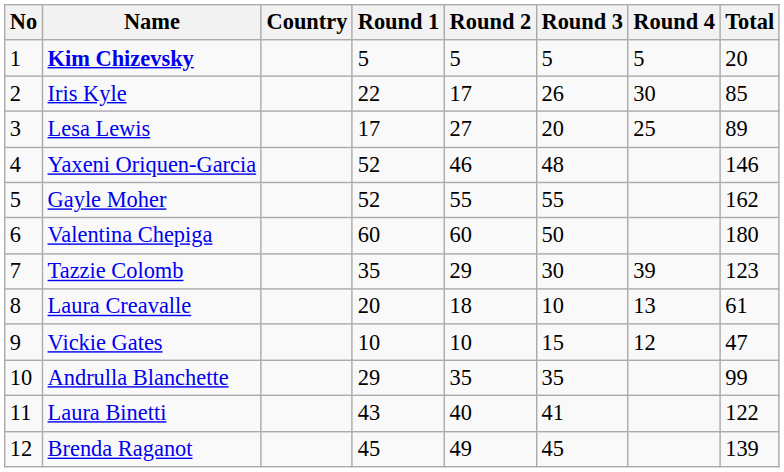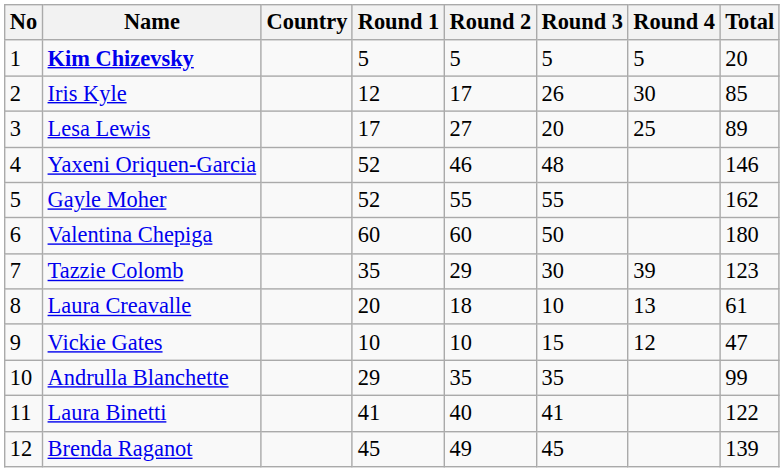(369, 93) 22 -> (369, 93) 12
(369, 413) 43 -> (369, 413) 41
